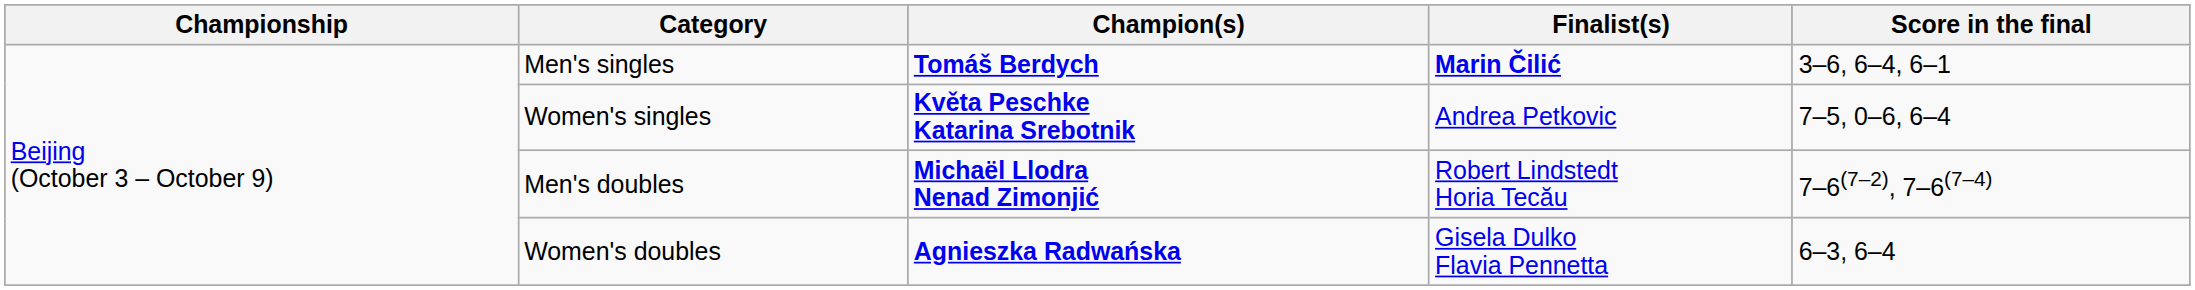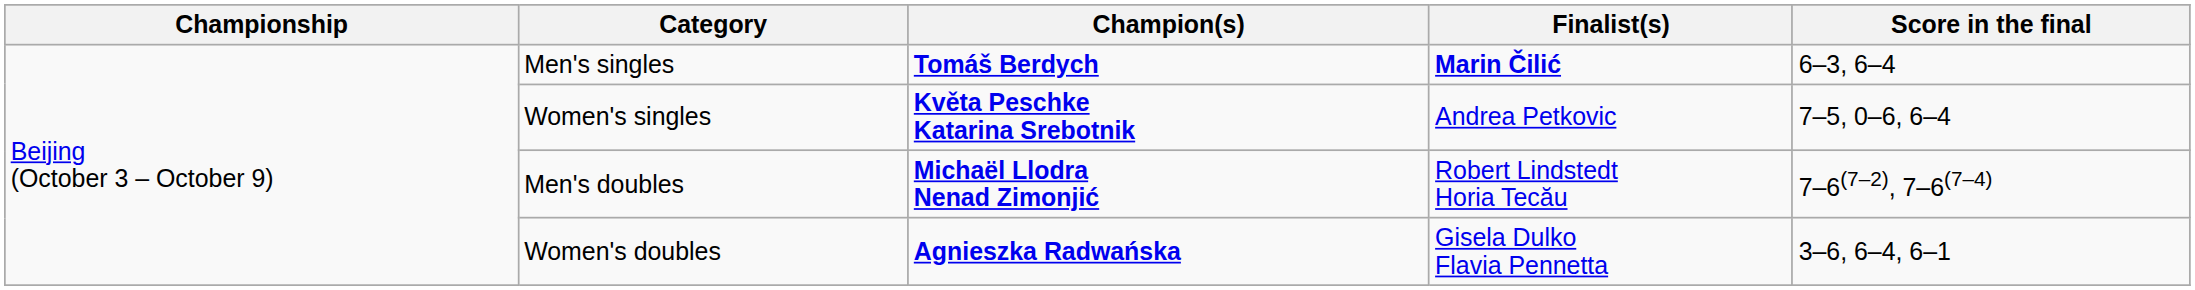(1875, 64) 3–6, 6–4, 6–1 -> (1847, 64) 6–3, 6–4
(1847, 252) 6–3, 6–4 -> (1875, 252) 3–6, 6–4, 6–1
